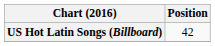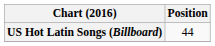(188, 32) 42 -> (188, 32) 44
